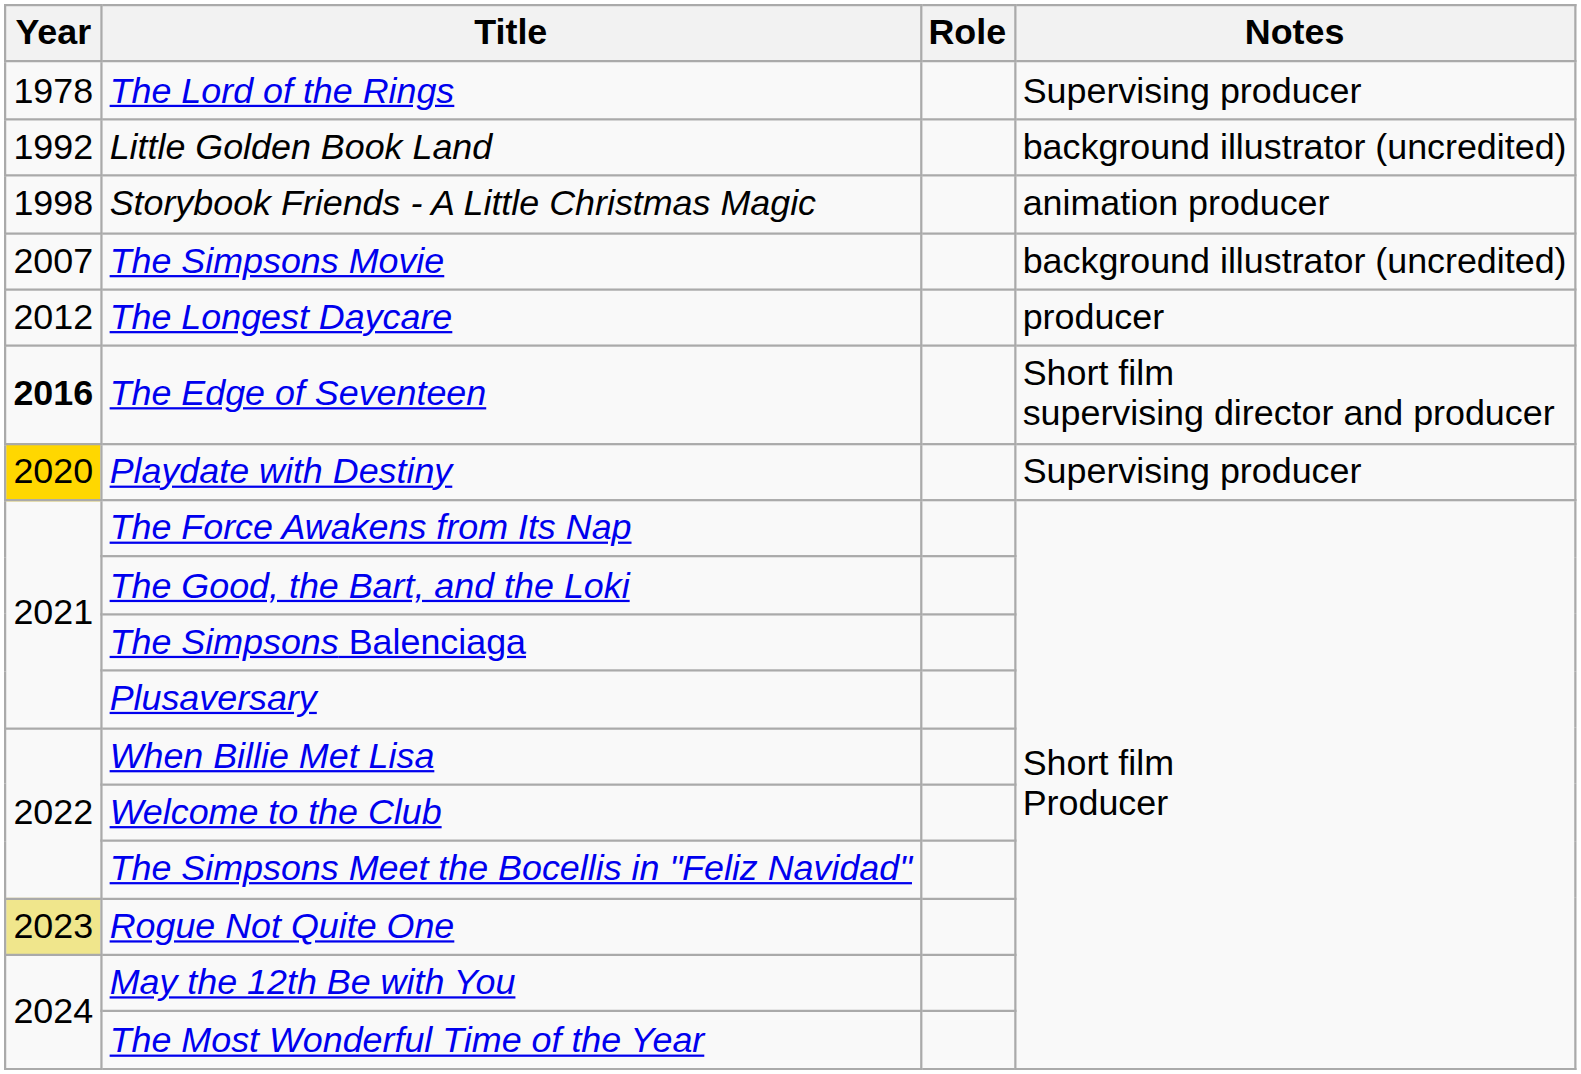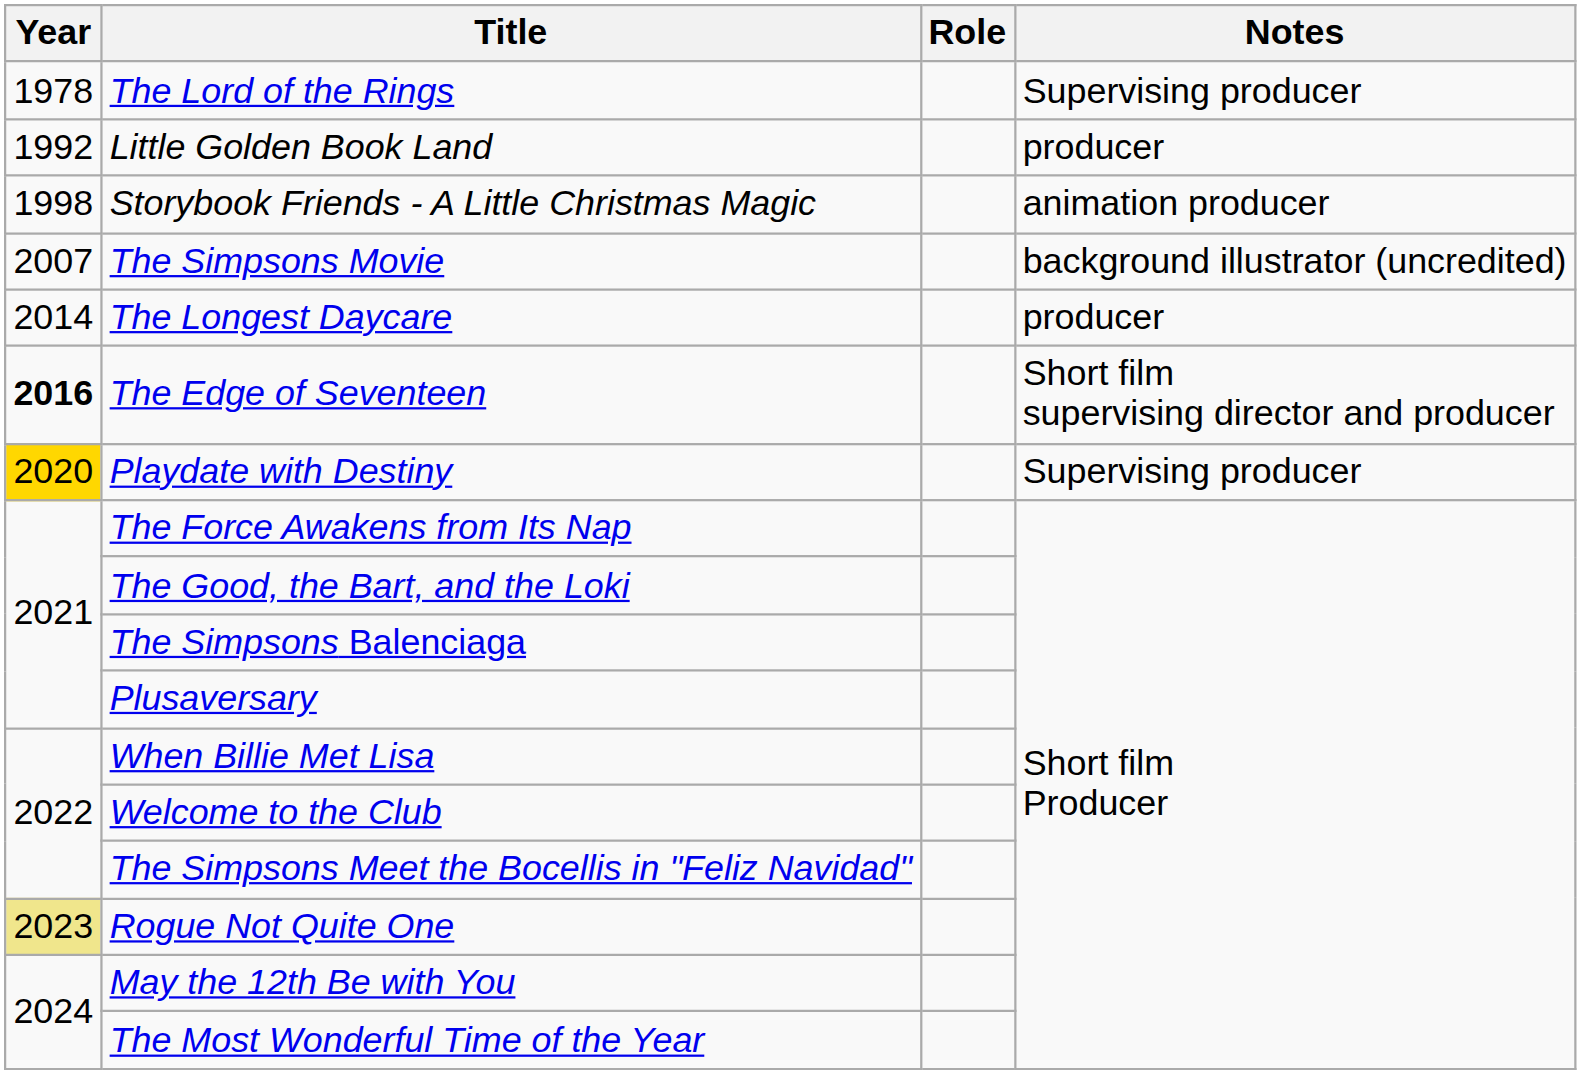(1295, 146) background illustrator (uncredited) -> (1093, 146) producer
(53, 317) 2012 -> (53, 317) 2014
